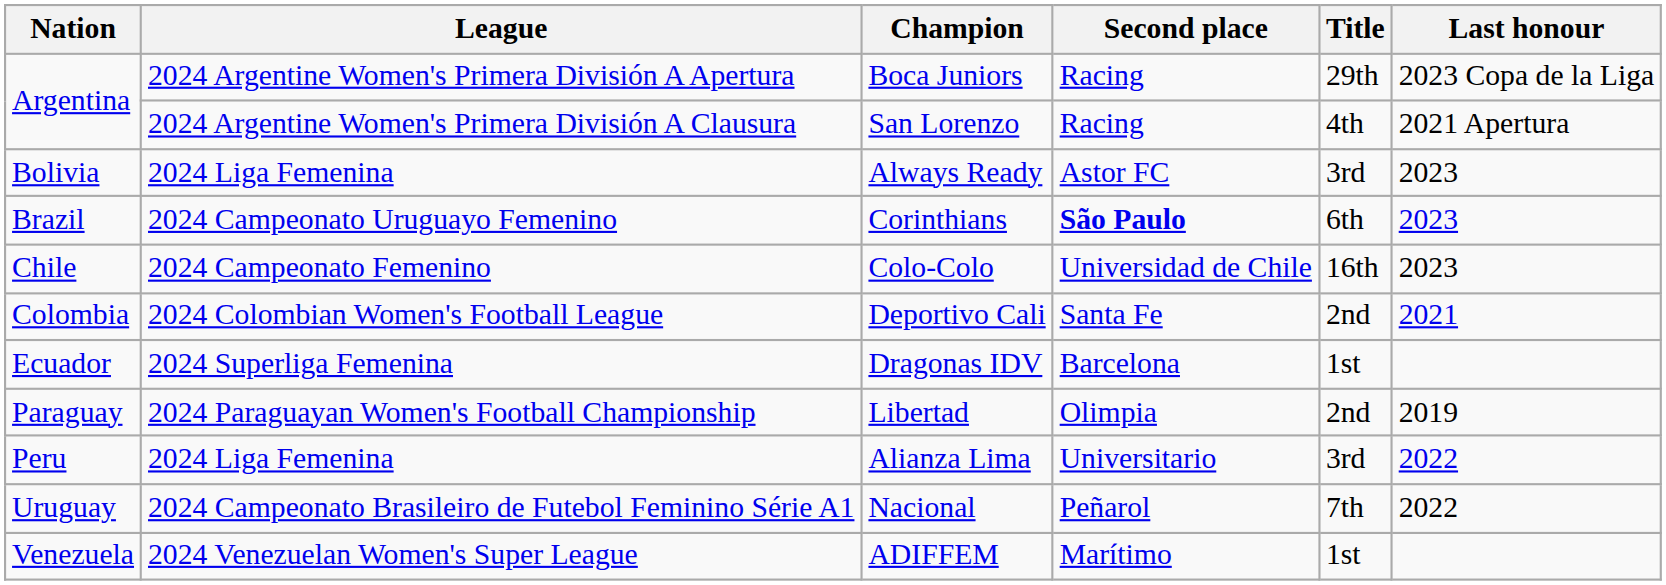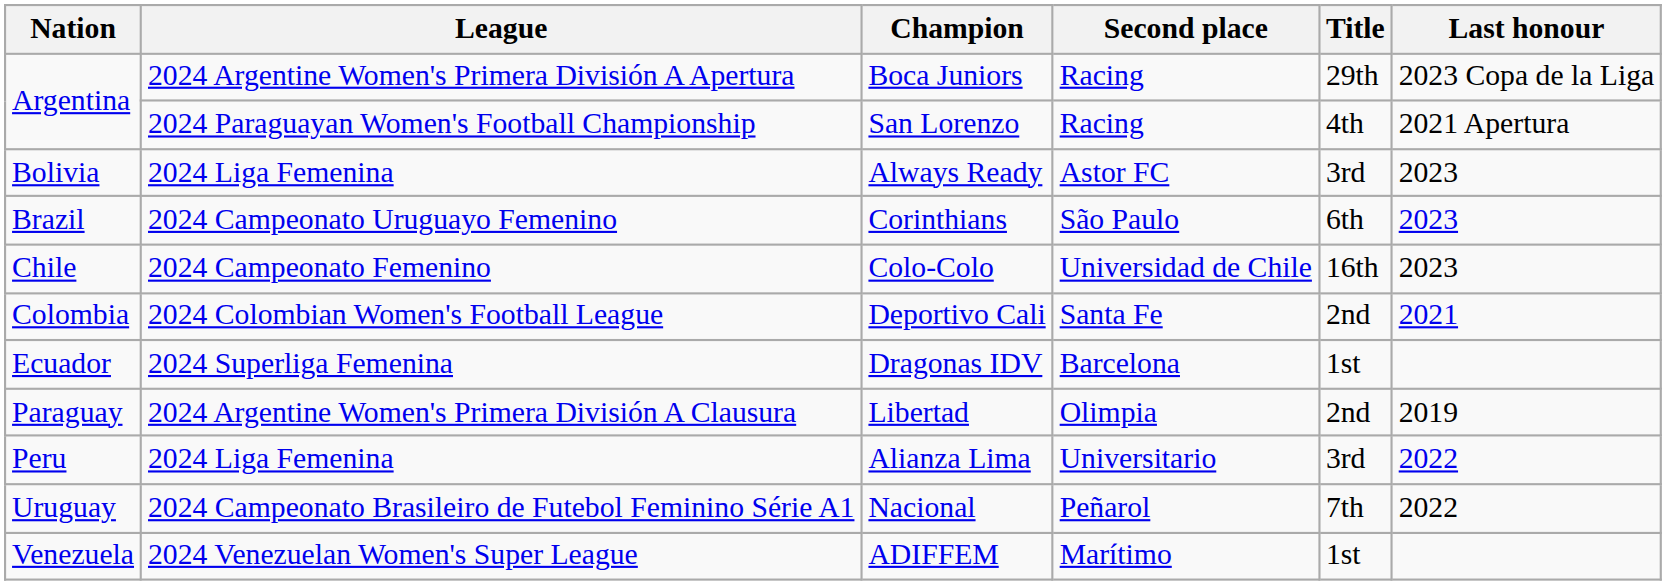(472, 124) 2024 Argentine Women's Primera División A Clausura -> (452, 124) 2024 Paraguayan Women's Football Championship
(1123, 220) bold -> (1119, 220) normal
(452, 411) 2024 Paraguayan Women's Football Championship -> (472, 411) 2024 Argentine Women's Primera División A Clausura
